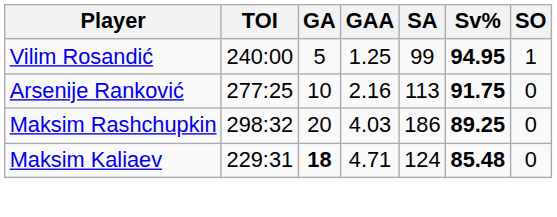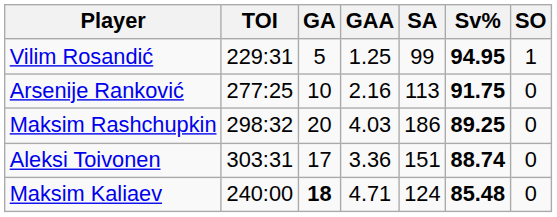(260, 56) 240:00 -> (260, 56) 229:31
+ row: (85, 159)
(260, 159) 229:31 -> (260, 194) 240:00
